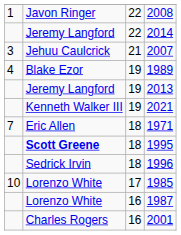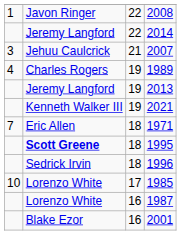(54, 70) Blake Ezor -> (67, 70) Charles Rogers
(67, 220) Charles Rogers -> (54, 220) Blake Ezor
